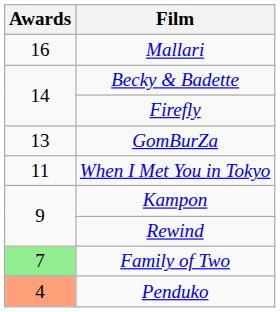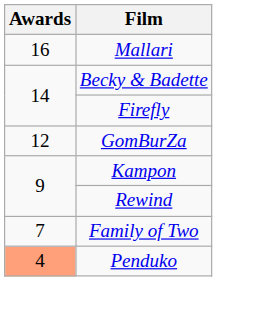(40, 140) 13 -> (40, 140) 12
- row: (175, 170)
(40, 261) lightgreen background -> (40, 230) no background
